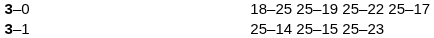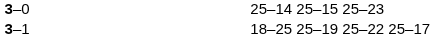(340, 9) 18–25 25–19 25–22 25–17 -> (317, 9) 25–14 25–15 25–23
(317, 29) 25–14 25–15 25–23 -> (340, 29) 18–25 25–19 25–22 25–17
